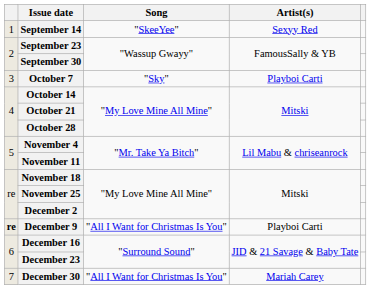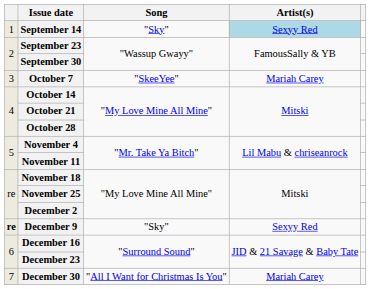(156, 29) "SkeeYee" -> (156, 29) "Sky"
(295, 29) no background -> (295, 29) lightblue background
(156, 78) "Sky" -> (156, 78) "SkeeYee"
(295, 78) Playboi Carti -> (295, 78) Mariah Carey
(156, 227) "All I Want for Christmas Is You" -> (156, 227) "Sky"
(295, 227) Playboi Carti -> (295, 227) Sexyy Red
